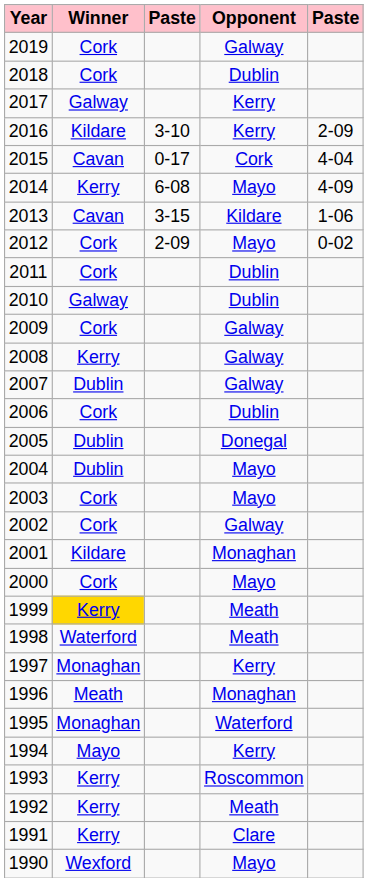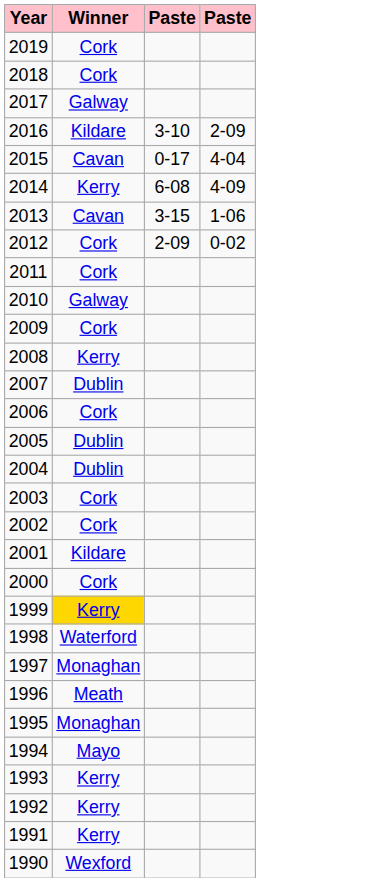- column: (254, 18)
